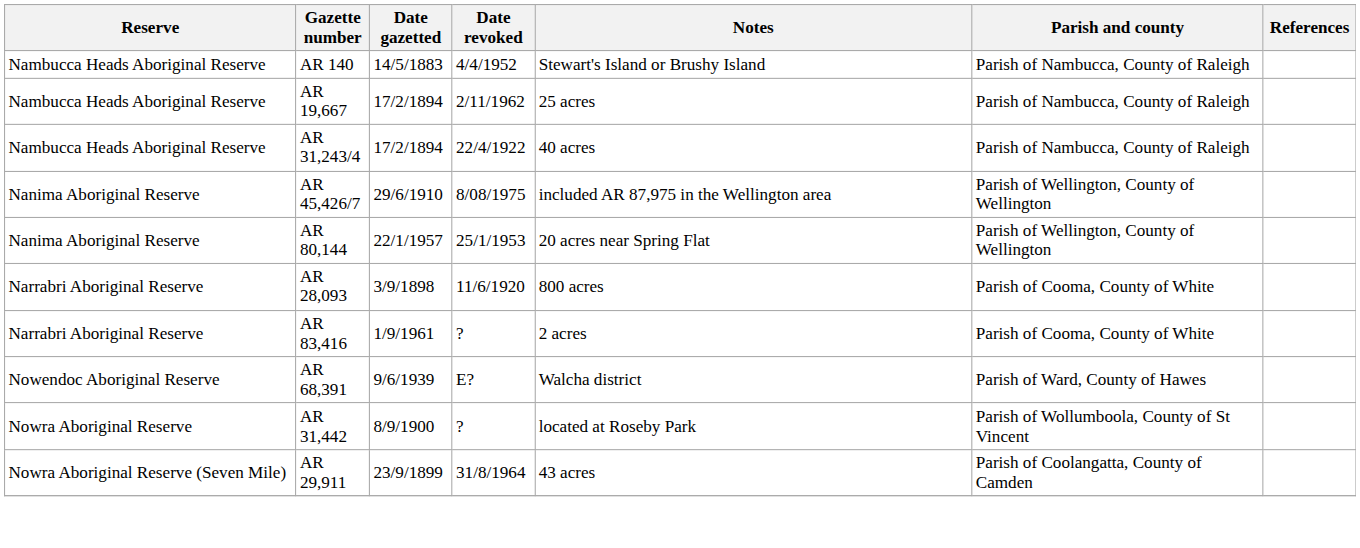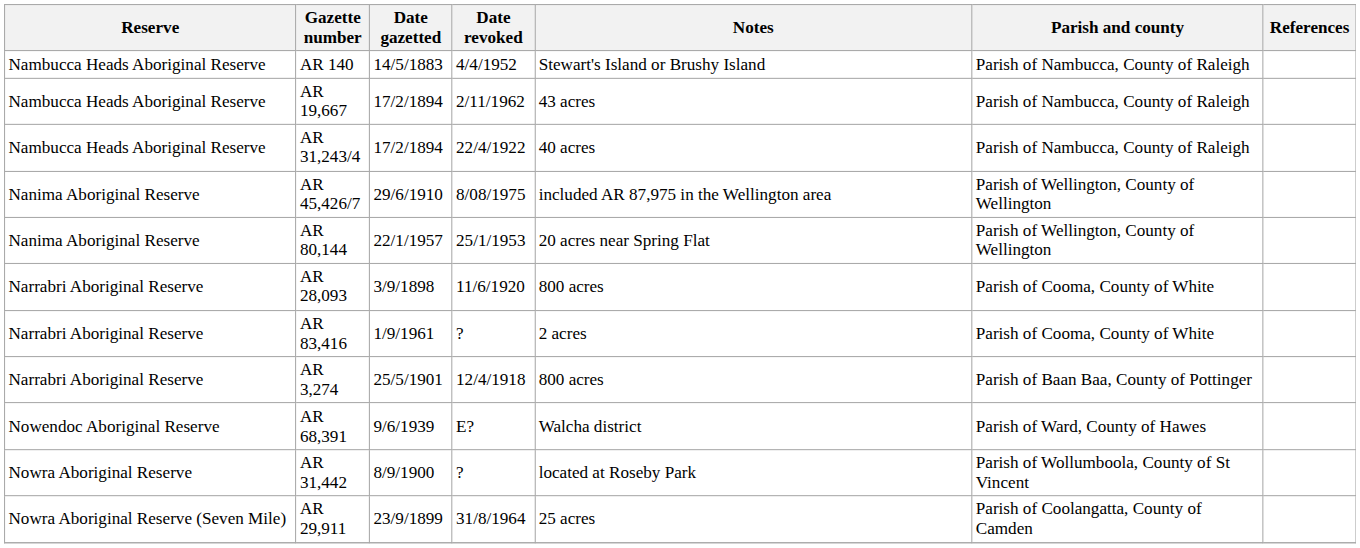(567, 101) 25 acres -> (567, 101) 43 acres
+ row: (319, 379)
(567, 472) 43 acres -> (567, 518) 25 acres
